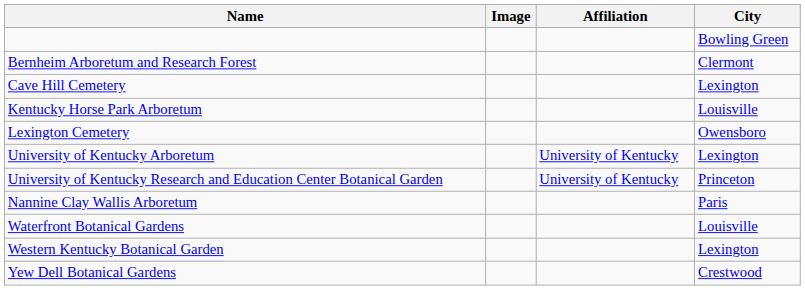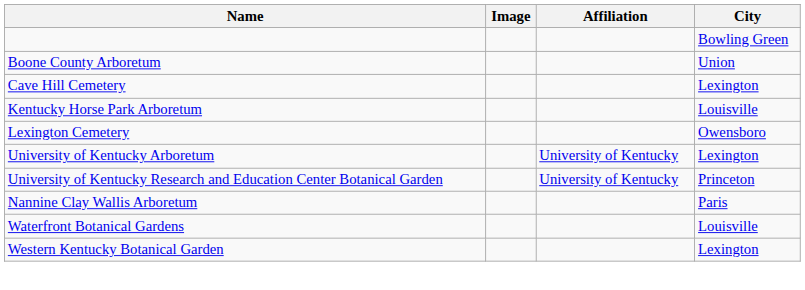- row: (132, 62)
+ row: (84, 62)
- row: (92, 272)
